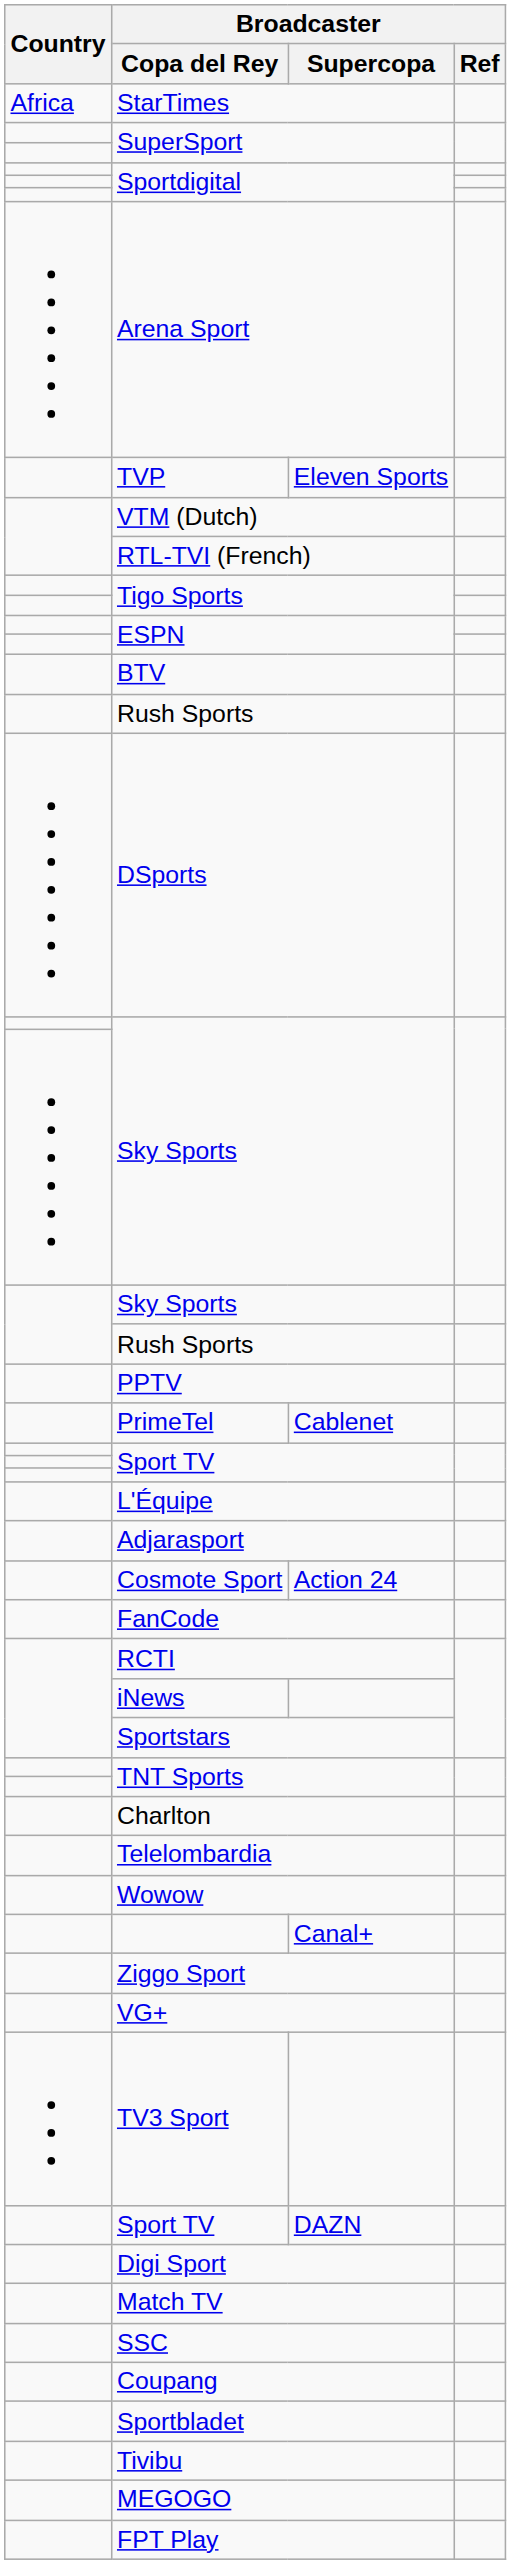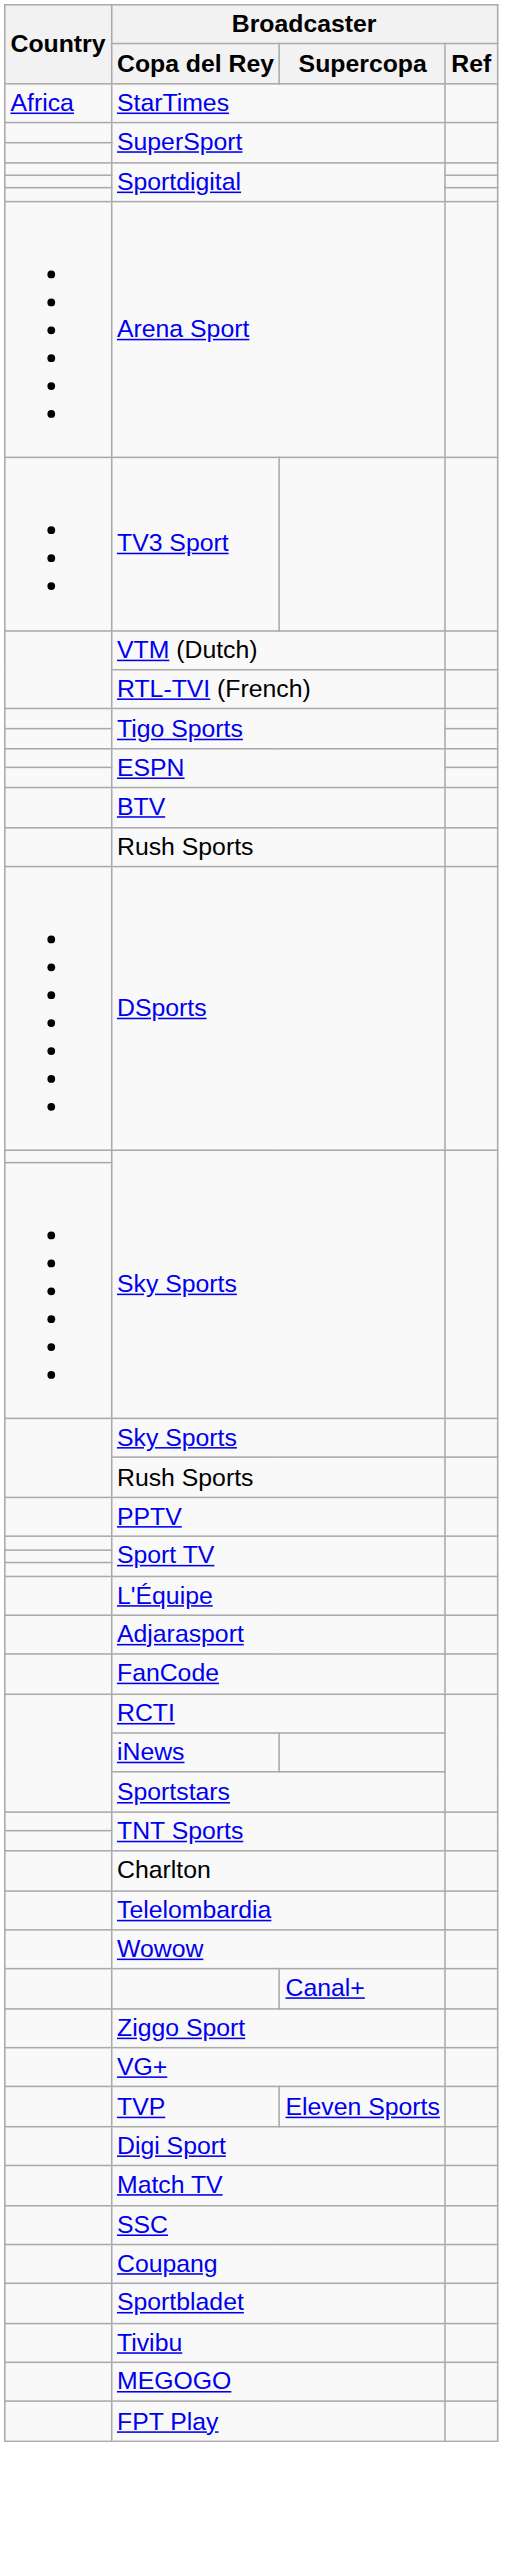rows swapped: (173, 2118) <-> (141, 477)
- row: (165, 1422)
- row: (200, 1579)
- row: (166, 2224)
